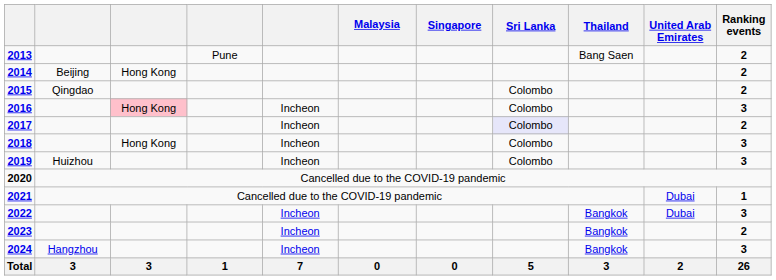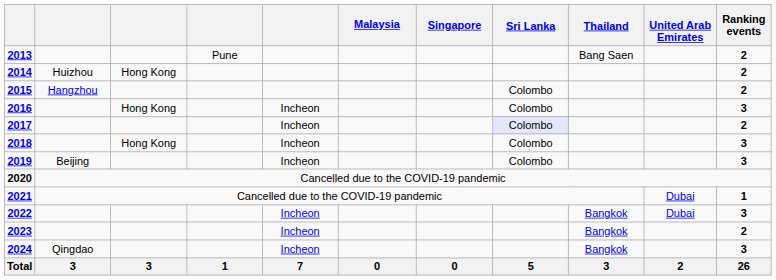(73, 72) Beijing -> (73, 72) Huizhou
(73, 90) Qingdao -> (73, 90) Hangzhou
(149, 108) pink background -> (149, 108) no background
(73, 161) Huizhou -> (73, 161) Beijing
(73, 249) Hangzhou -> (73, 249) Qingdao
